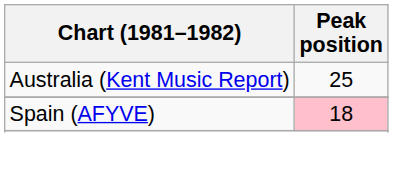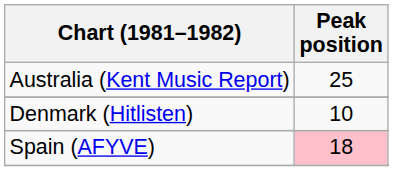+ row: (101, 113)
